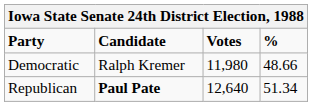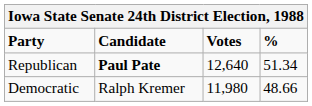rows swapped: (43, 88) <-> (43, 64)
